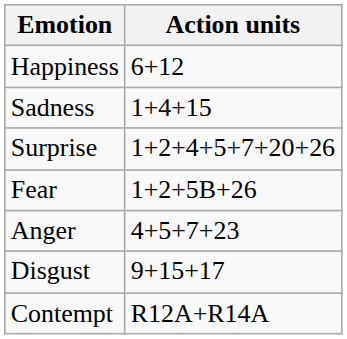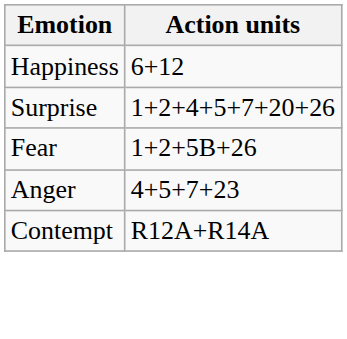- row: (53, 107)
- row: (50, 271)
